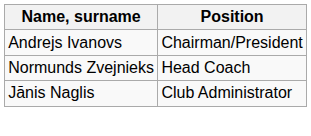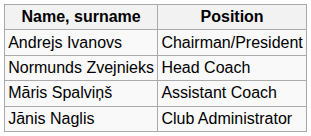+ row: (60, 93)
